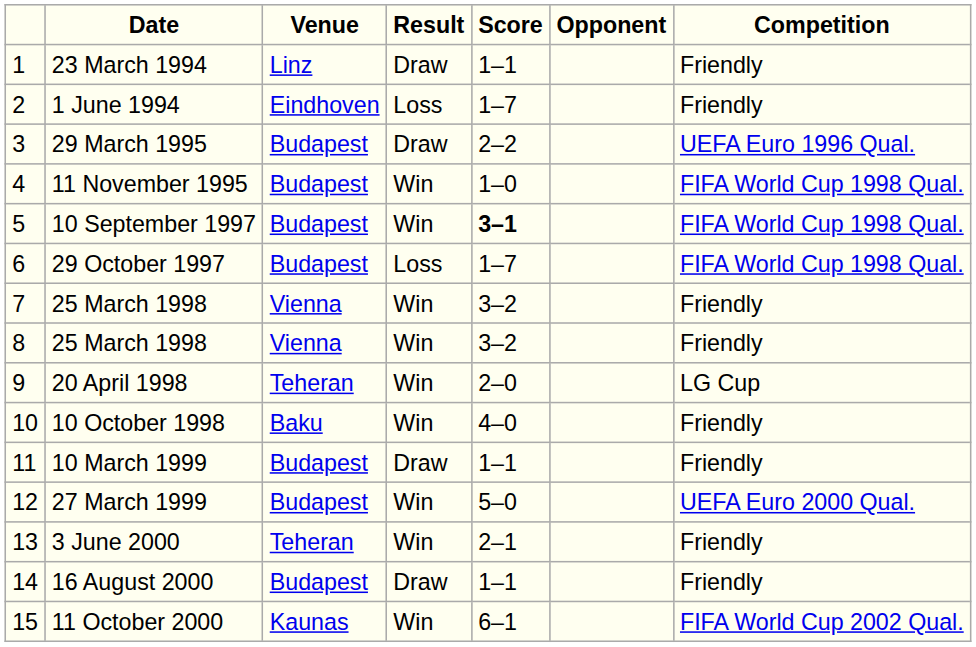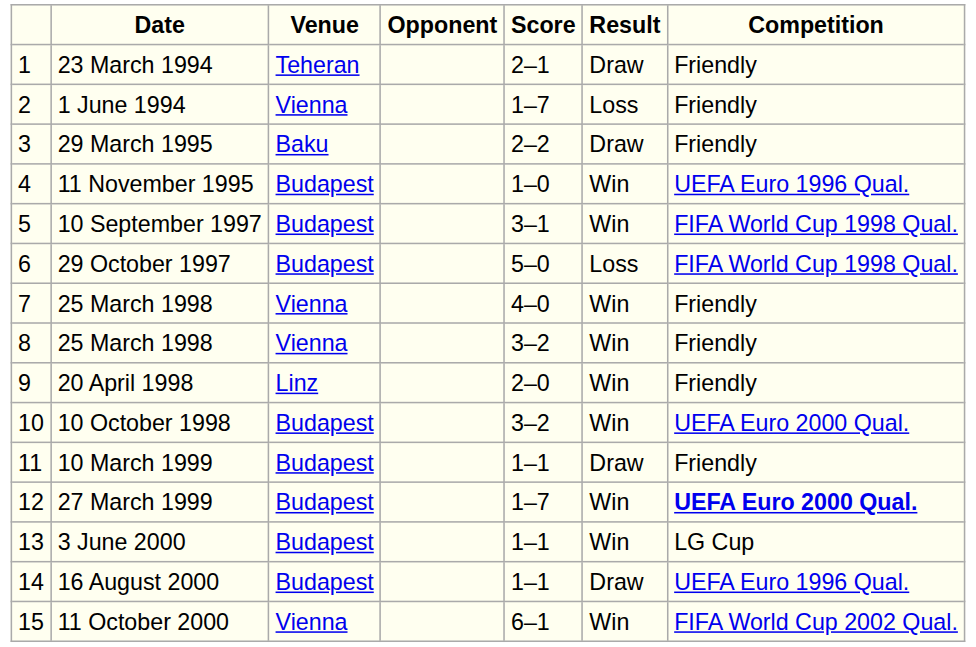columns swapped: (611, 25) <-> (429, 25)
(291, 64) Linz -> (318, 64) Teheran
(498, 64) 1–1 -> (530, 64) 2–1
(325, 104) Eindhoven -> (312, 104) Vienna
(319, 144) Budapest -> (302, 144) Baku
(798, 144) UEFA Euro 1996 Qual. -> (715, 144) Friendly
(822, 184) FIFA World Cup 1998 Qual. -> (792, 184) UEFA Euro 1996 Qual.
(498, 224) bold -> (530, 224) normal
(498, 263) 1–7 -> (530, 263) 5–0
(498, 303) 3–2 -> (530, 303) 4–0
(312, 383) Teheran -> (297, 383) Linz
(720, 383) LG Cup -> (715, 383) Friendly
(296, 422) Baku -> (325, 422) Budapest
(498, 422) 4–0 -> (530, 422) 3–2
(721, 422) Friendly -> (792, 422) UEFA Euro 2000 Qual.
(498, 502) 5–0 -> (530, 502) 1–7
(798, 502) normal -> (796, 502) bold
(312, 542) Teheran -> (325, 542) Budapest
(498, 542) 2–1 -> (530, 542) 1–1
(721, 542) Friendly -> (714, 542) LG Cup
(721, 582) Friendly -> (792, 582) UEFA Euro 1996 Qual.
(309, 621) Kaunas -> (312, 621) Vienna
